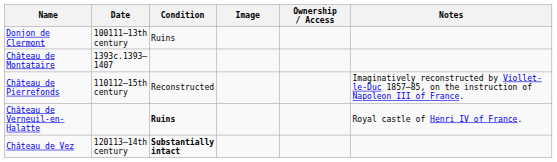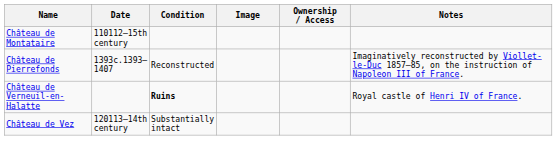- row: (28, 38)
(121, 60) 1393c.1393–1407 -> (121, 38) 110112–15th century
(121, 87) 110112–15th century -> (121, 65) 1393c.1393–1407
(183, 146) bold -> (183, 124) normal
